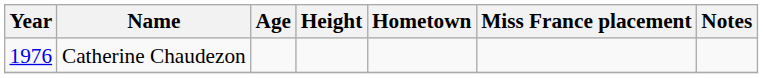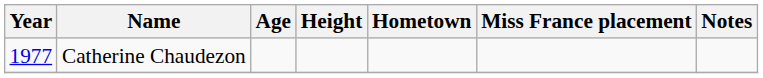(31, 55) 1976 -> (31, 55) 1977
